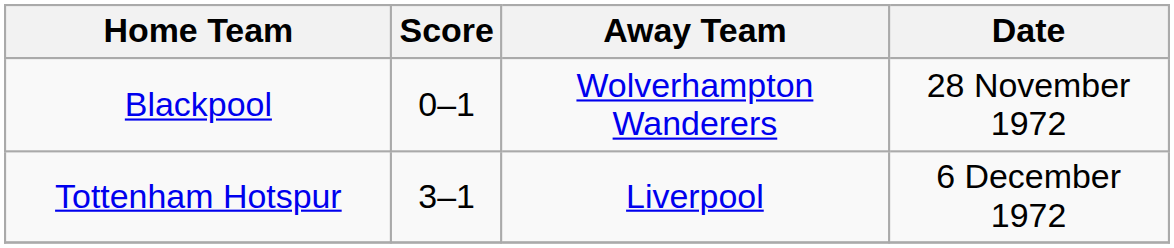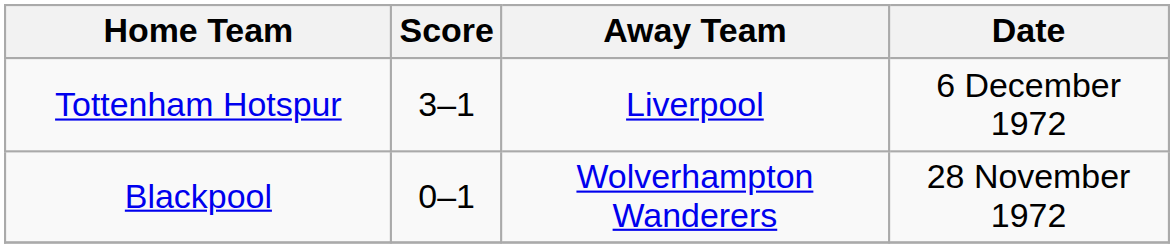rows swapped: (198, 104) <-> (198, 196)
